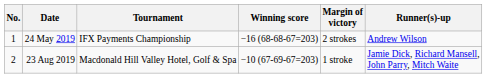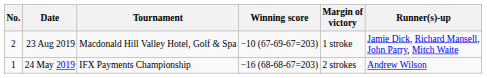rows swapped: (50, 39) <-> (51, 60)
